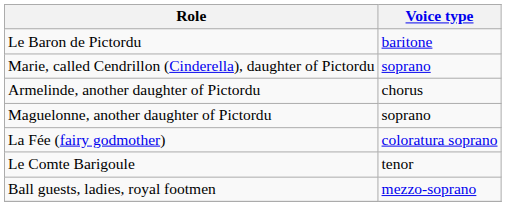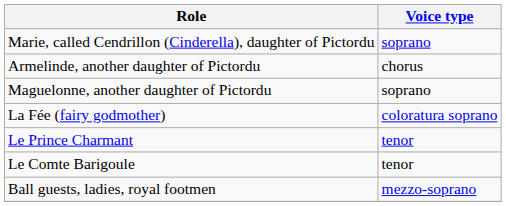- row: (75, 41)
+ row: (71, 139)
